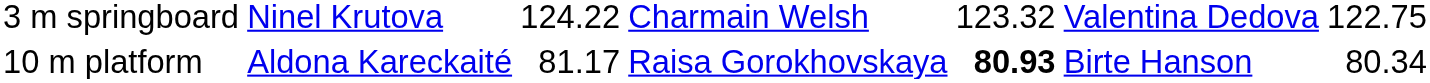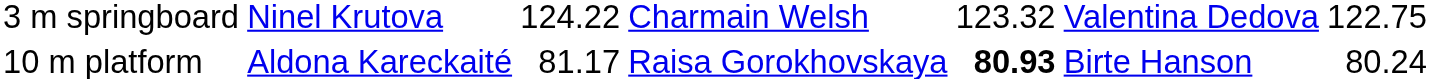(1386, 61) 80.34 -> (1386, 61) 80.24
